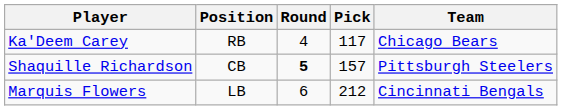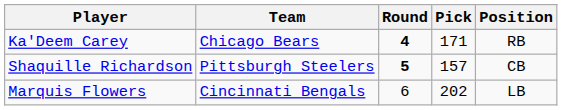columns swapped: (236, 17) <-> (466, 17)
(304, 42) normal -> (405, 42) bold
(352, 42) 117 -> (454, 42) 171
(352, 92) 212 -> (454, 92) 202
